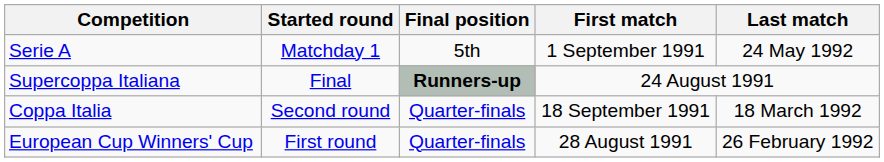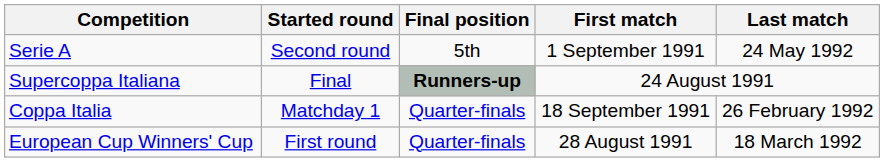(330, 50) Matchday 1 -> (331, 50) Second round
(331, 111) Second round -> (330, 111) Matchday 1
(798, 111) 18 March 1992 -> (798, 111) 26 February 1992
(798, 141) 26 February 1992 -> (798, 141) 18 March 1992
